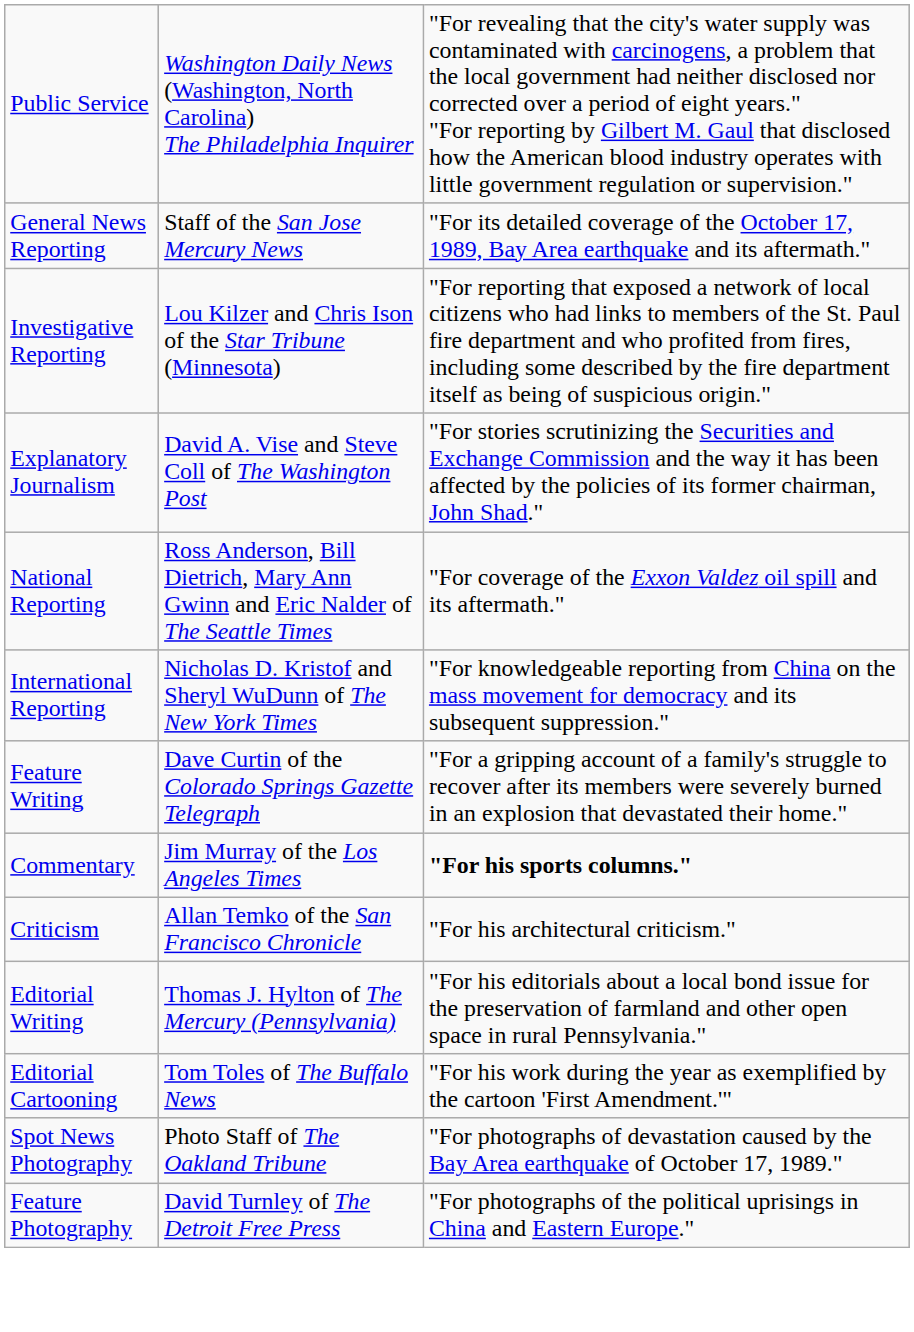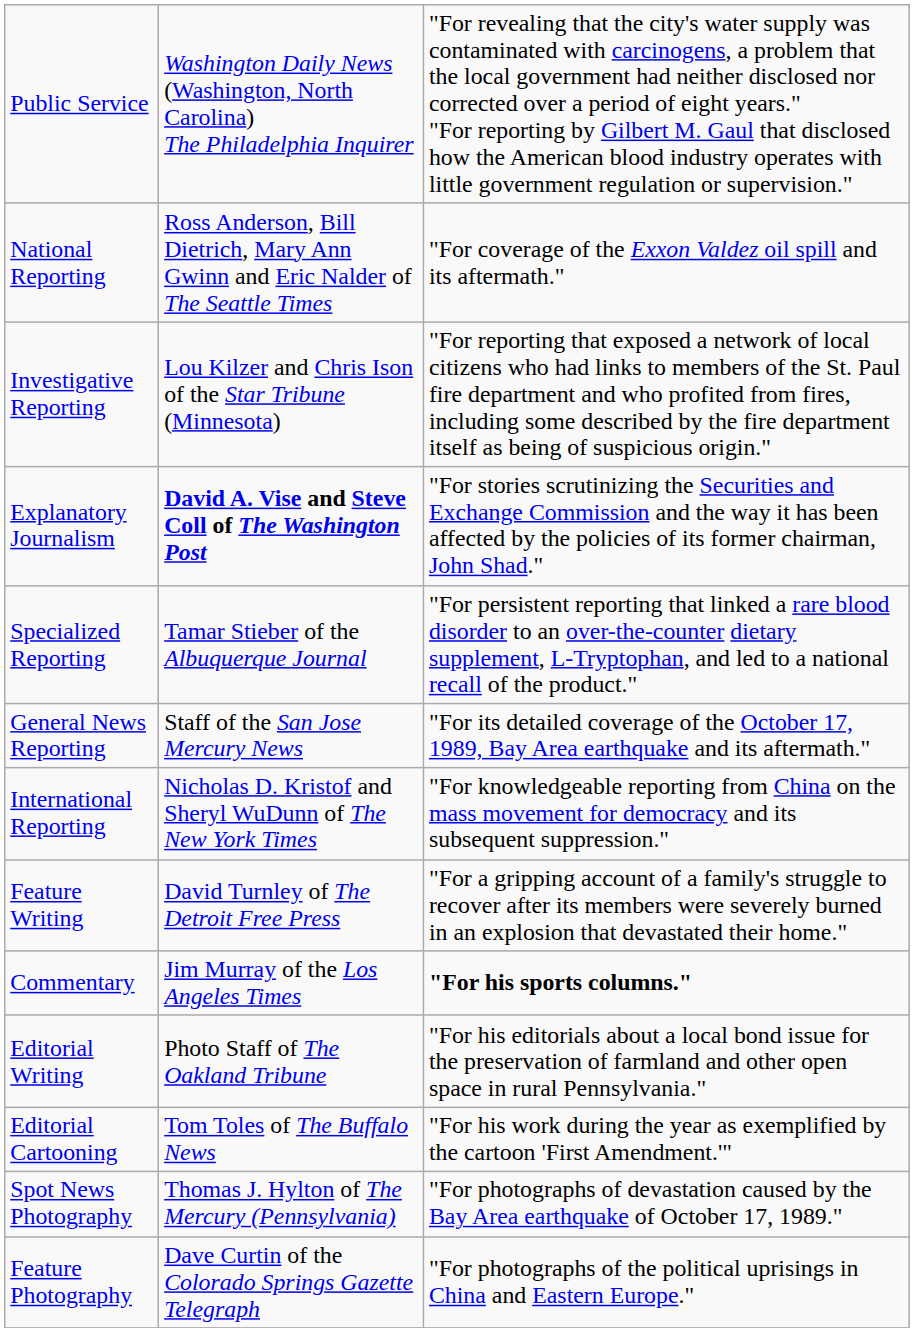rows swapped: (78, 235) <-> (58, 590)
(281, 472) normal -> (285, 525) bold
+ row: (65, 643)
(289, 786) Dave Curtin of the Colorado Springs Gazette Telegraph -> (267, 904) David Turnley of The Detroit Free Press
- row: (55, 929)
(283, 1007) Thomas J. Hylton of The Mercury (Pennsylvania) -> (252, 1061) Photo Staff of The Oakland Tribune
(252, 1150) Photo Staff of The Oakland Tribune -> (283, 1203) Thomas J. Hylton of The Mercury (Pennsylvania)
(267, 1214) David Turnley of The Detroit Free Press -> (289, 1281) Dave Curtin of the Colorado Springs Gazette Telegraph
